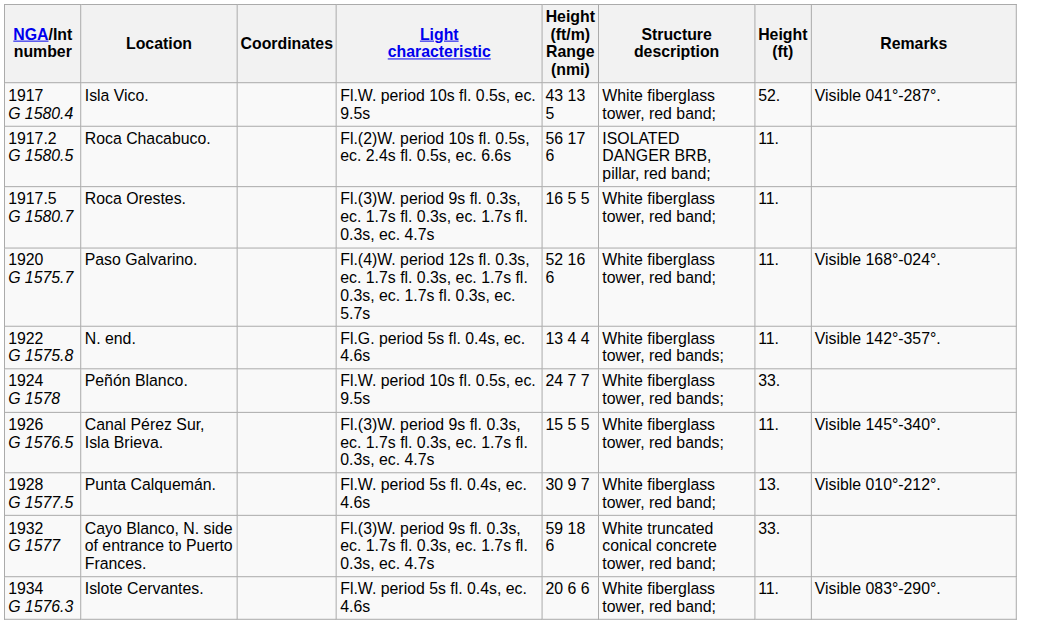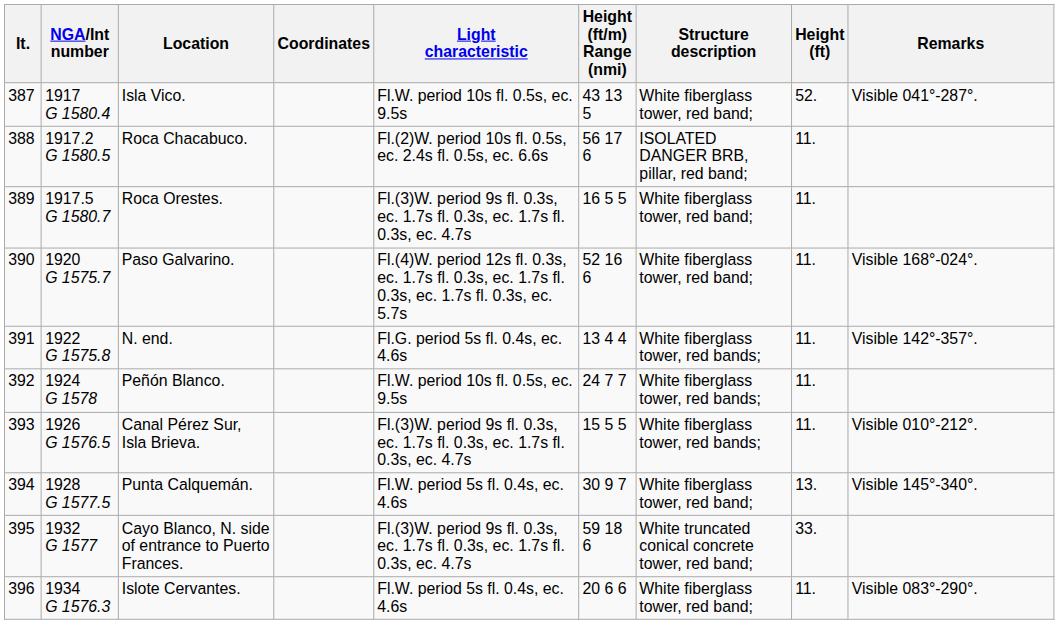+ column: (23, 43)
(769, 381) 33. -> (806, 381) 11.
(878, 424) Visible 145°-340°. -> (915, 424) Visible 010°-212°.
(878, 485) Visible 010°-212°. -> (915, 485) Visible 145°-340°.
